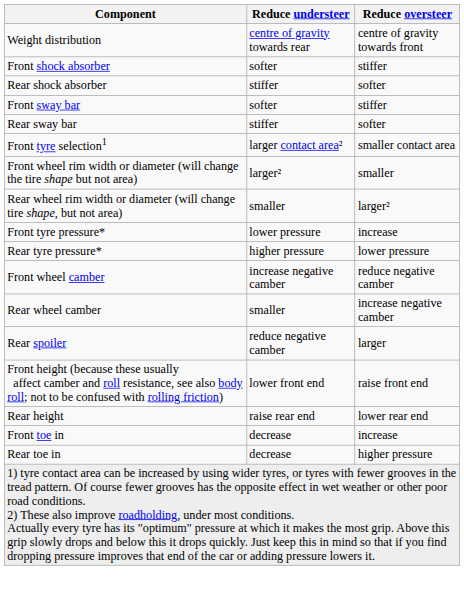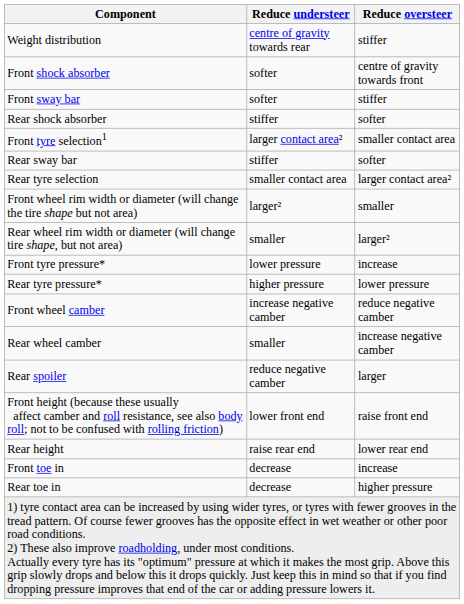(398, 40) centre of gravity towards front -> (372, 40) stiffer
(372, 66) stiffer -> (398, 73) centre of gravity towards front
rows swapped: (57, 85) <-> (44, 104)
rows swapped: (42, 124) <-> (57, 145)
+ row: (53, 179)
